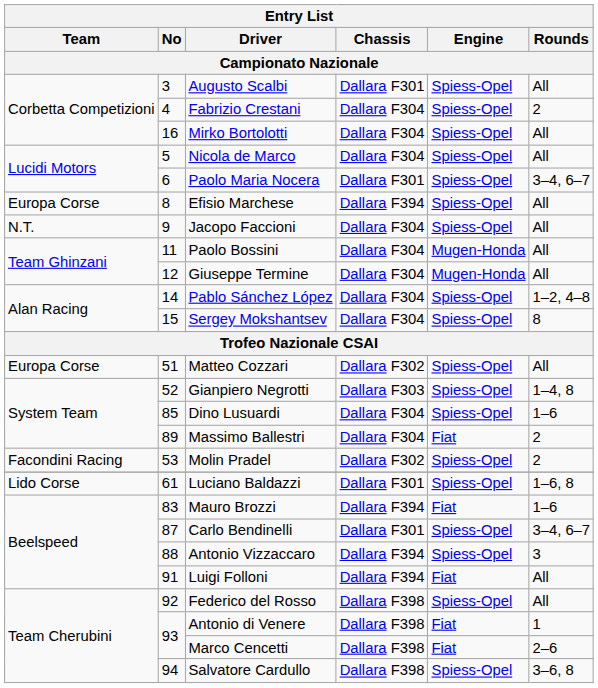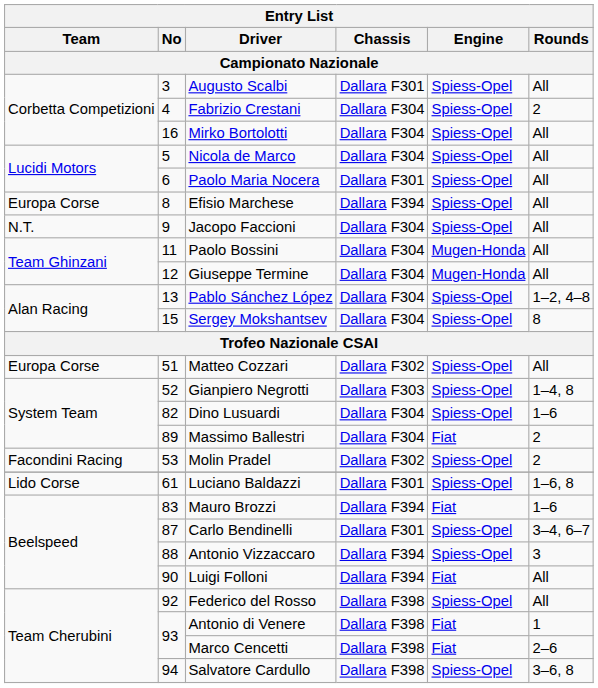(561, 179) 3–4, 6–7 -> (541, 179) All
(170, 296) 14 -> (170, 296) 13
(170, 413) 85 -> (170, 413) 82
(170, 577) 91 -> (170, 577) 90
